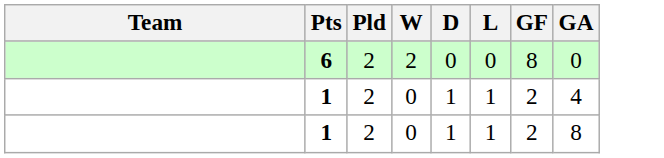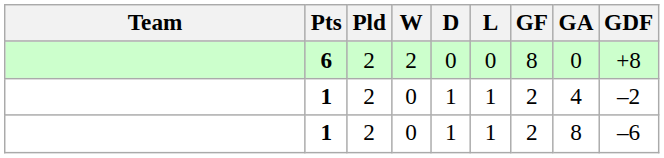+ column: (629, 22)
